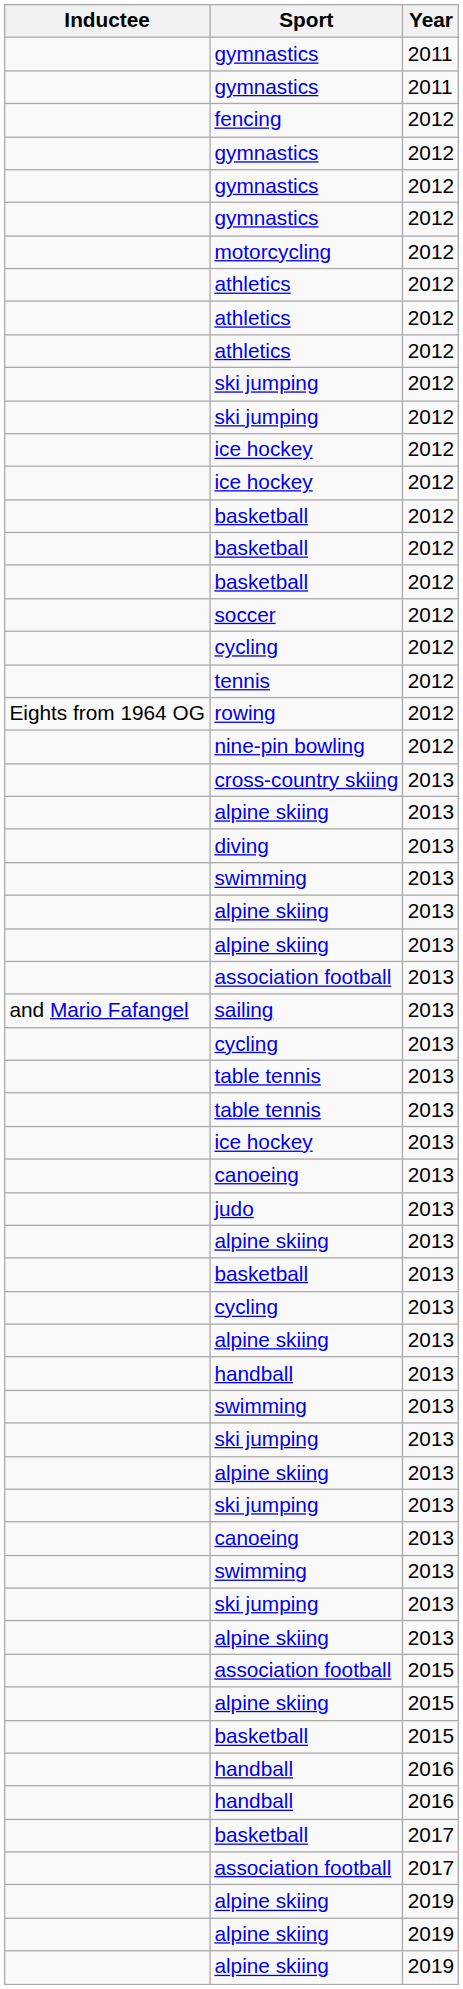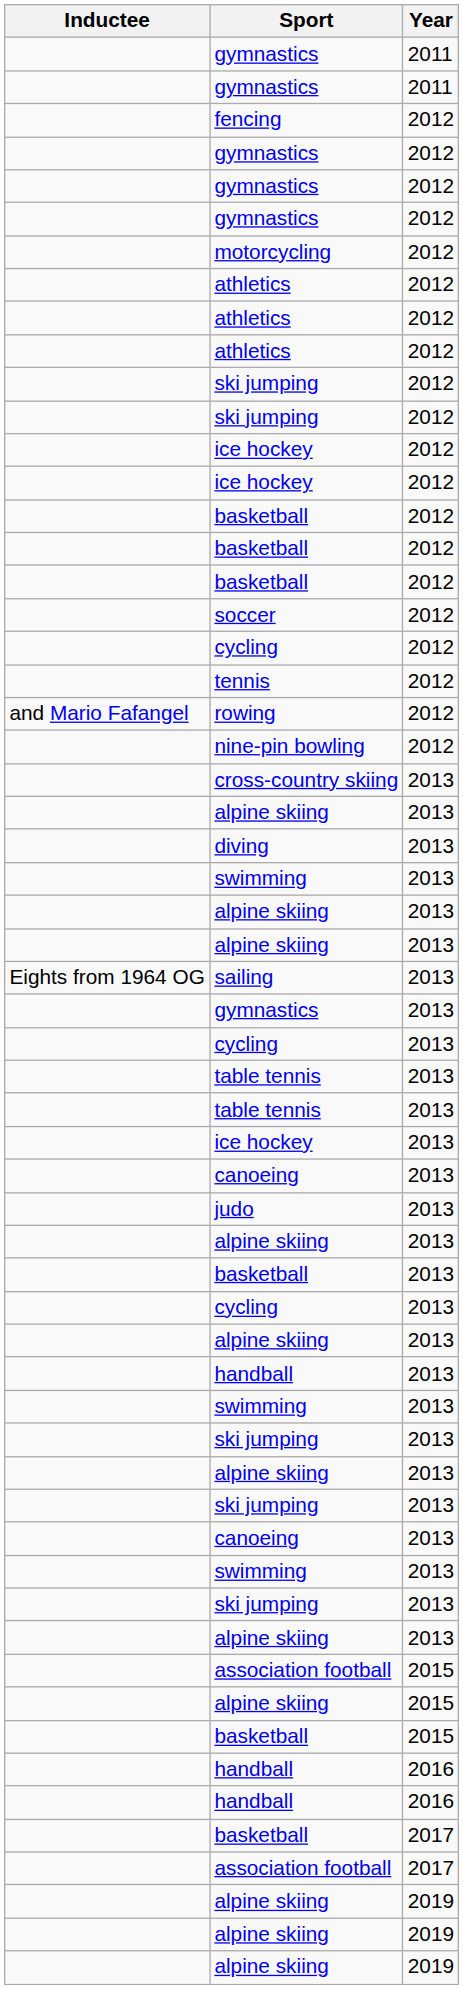(107, 713) Eights from 1964 OG -> (99, 713) and Mario Fafangel
- row: (303, 977)
(99, 1010) and Mario Fafangel -> (107, 977) Eights from 1964 OG
+ row: (266, 1010)
